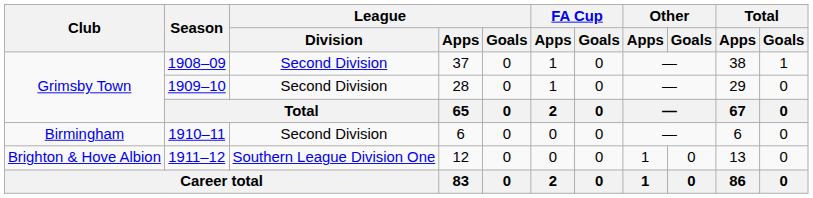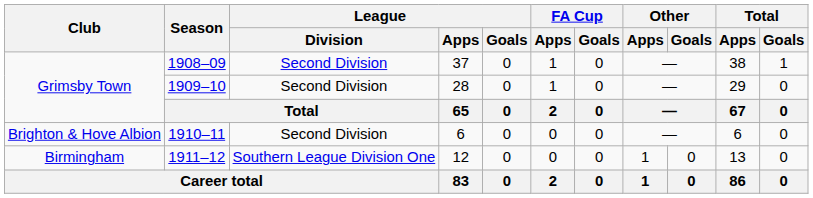(84, 134) Birmingham -> (84, 134) Brighton & Hove Albion
(84, 157) Brighton & Hove Albion -> (84, 157) Birmingham
